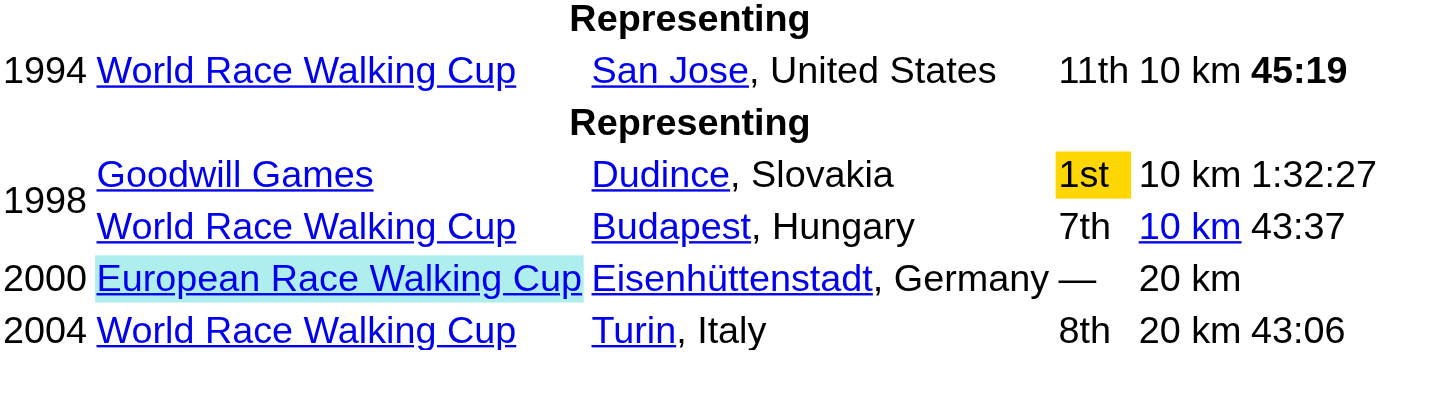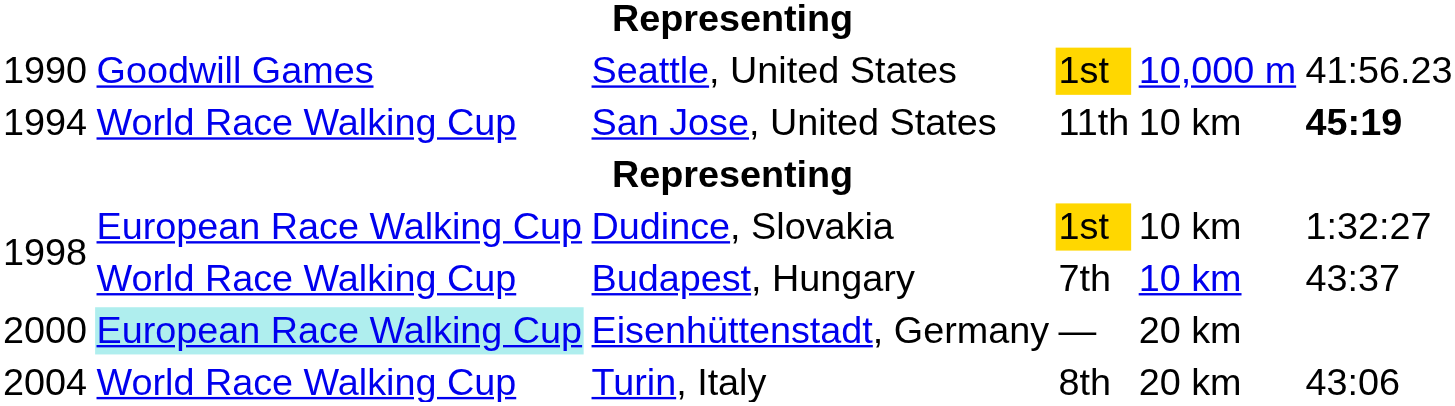+ row: (774, 70)
(235, 174) Goodwill Games -> (339, 226) European Race Walking Cup
